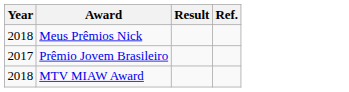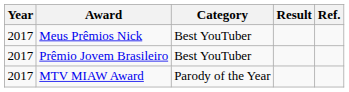+ column: (222, 14)
(20, 35) 2018 -> (20, 35) 2017
(20, 76) 2018 -> (20, 76) 2017
